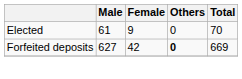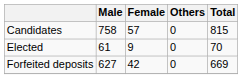+ row: (34, 30)
(173, 47) bold -> (173, 64) normal
